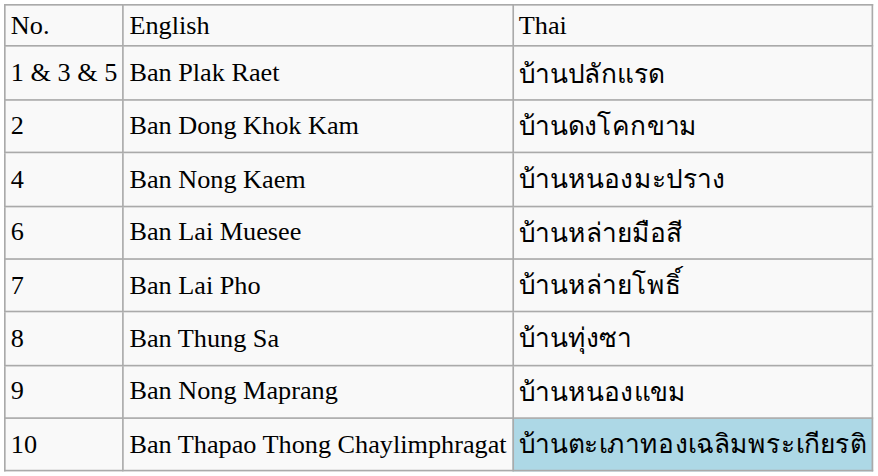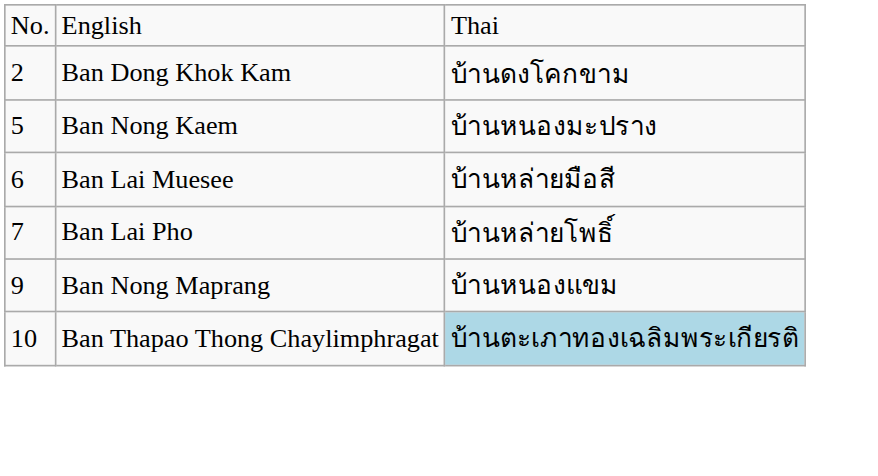- row: (204, 72)
(17, 178) 4 -> (17, 125) 5
- row: (204, 338)
